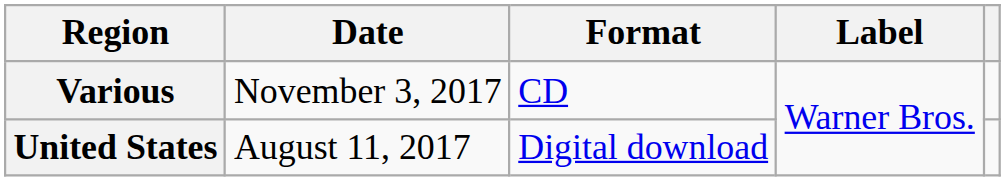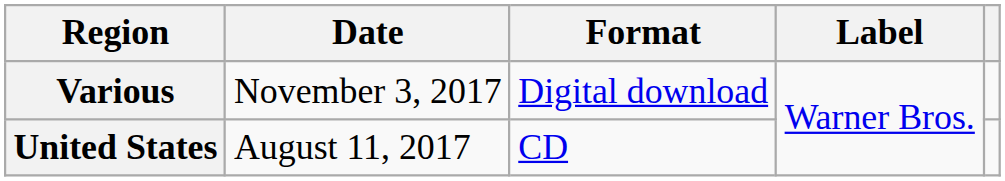(543, 89) CD -> (643, 89) Digital download
(643, 146) Digital download -> (543, 146) CD
